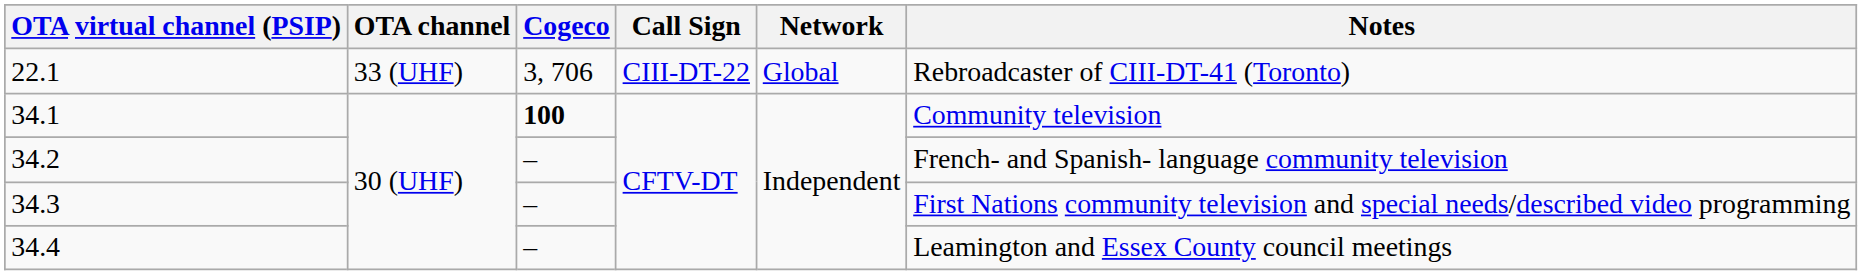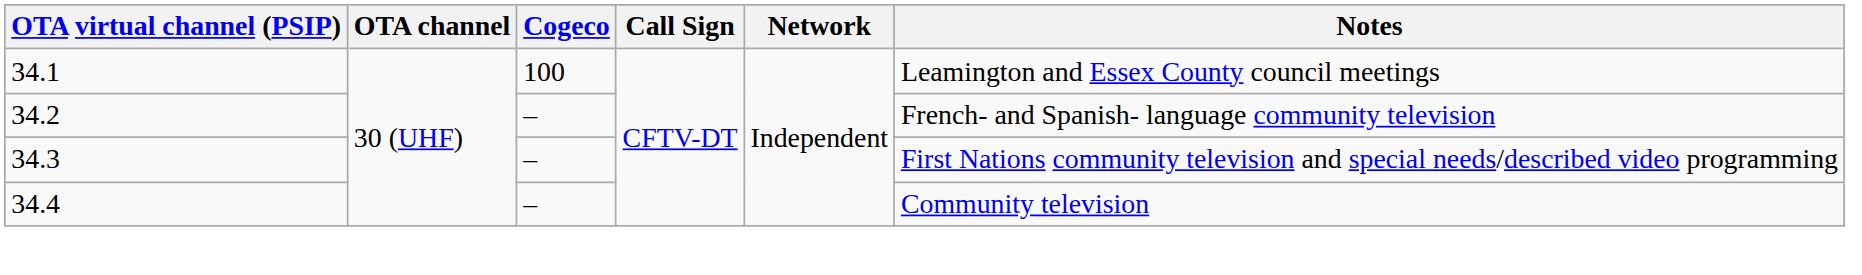- row: (36, 70)
(544, 114) bold -> (544, 70) normal
(1037, 114) Community television -> (1170, 70) Leamington and Essex County council meetings
(1183, 247) Leamington and Essex County council meetings -> (1025, 203) Community television
